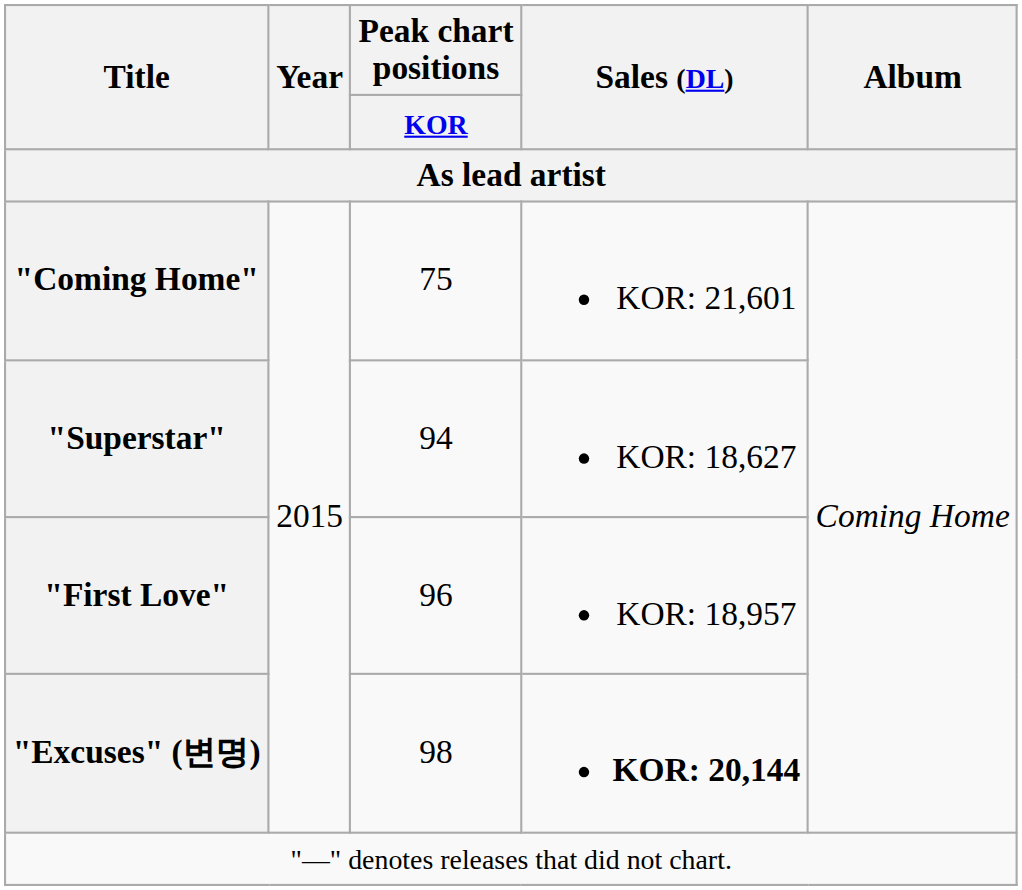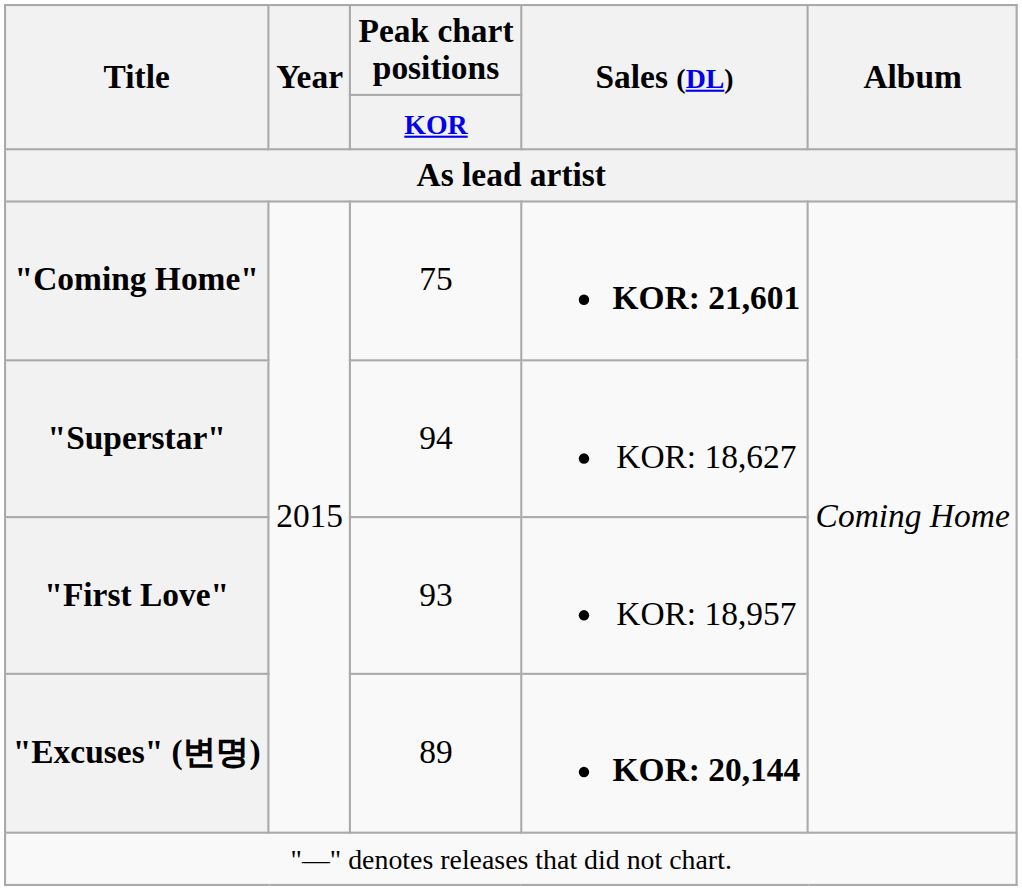(665, 299) normal -> (665, 299) bold
(436, 595) 96 -> (436, 595) 93
(436, 752) 98 -> (436, 752) 89
